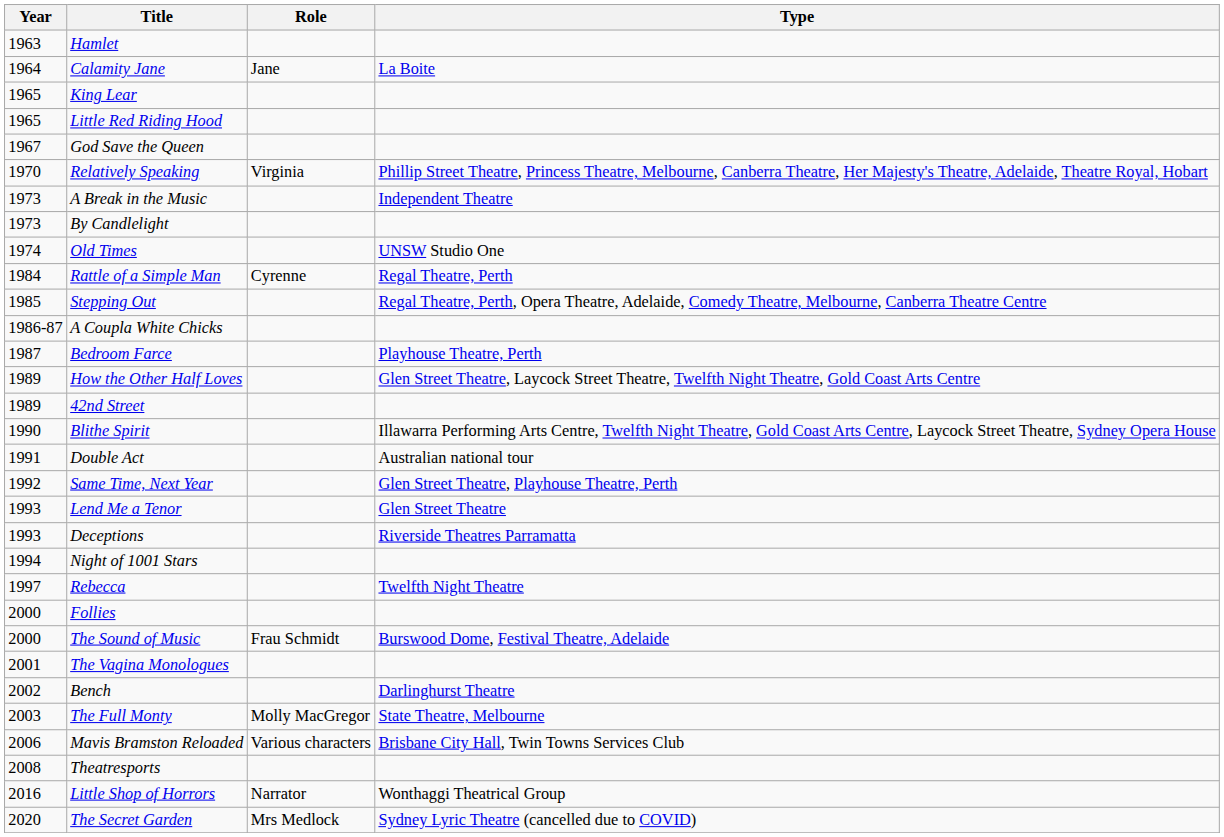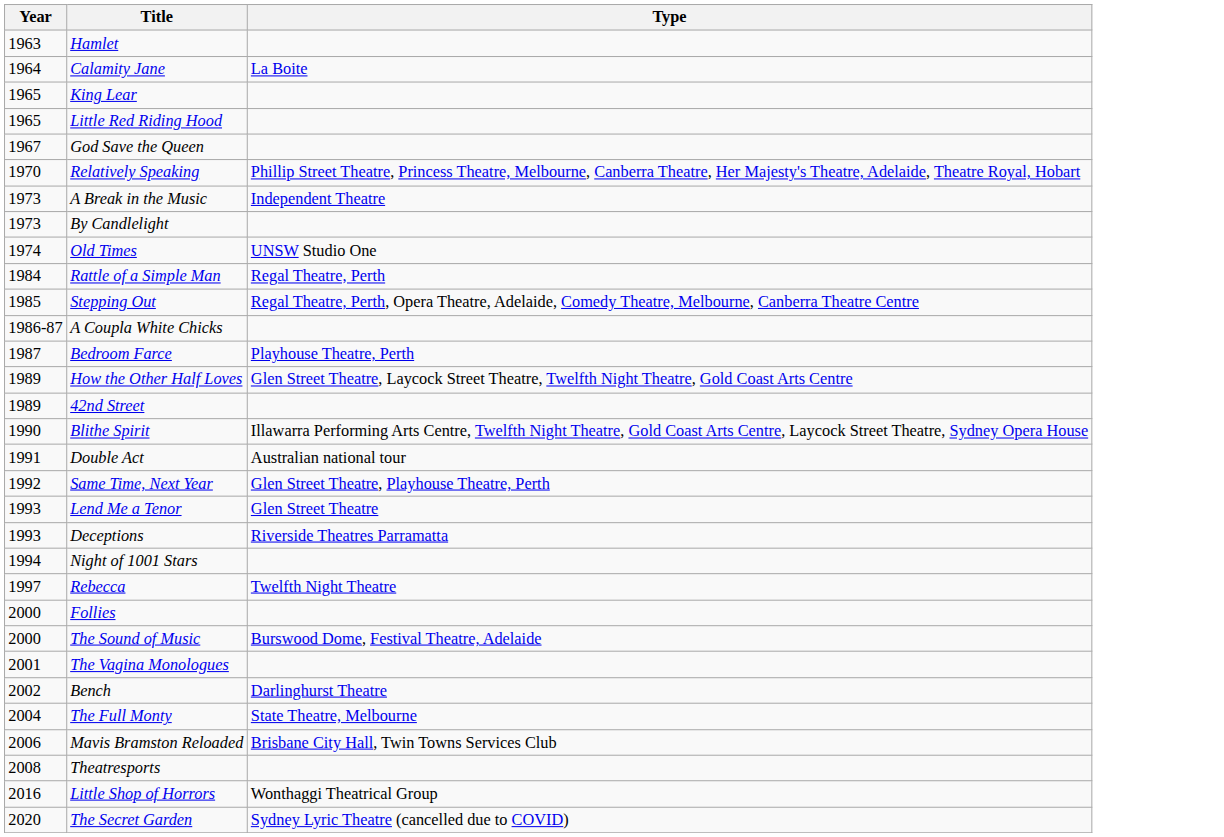- column: (311, 17)
(25, 716) 2003 -> (25, 716) 2004
